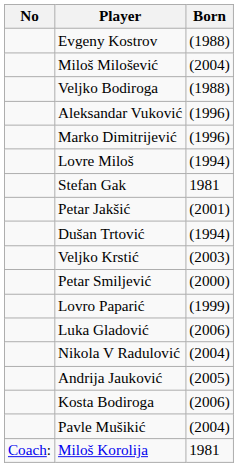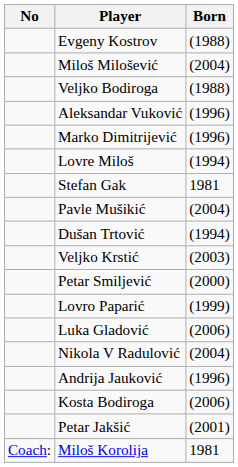rows swapped: (94, 209) <-> (102, 426)
(209, 378) (2005) -> (209, 378) (1996)
